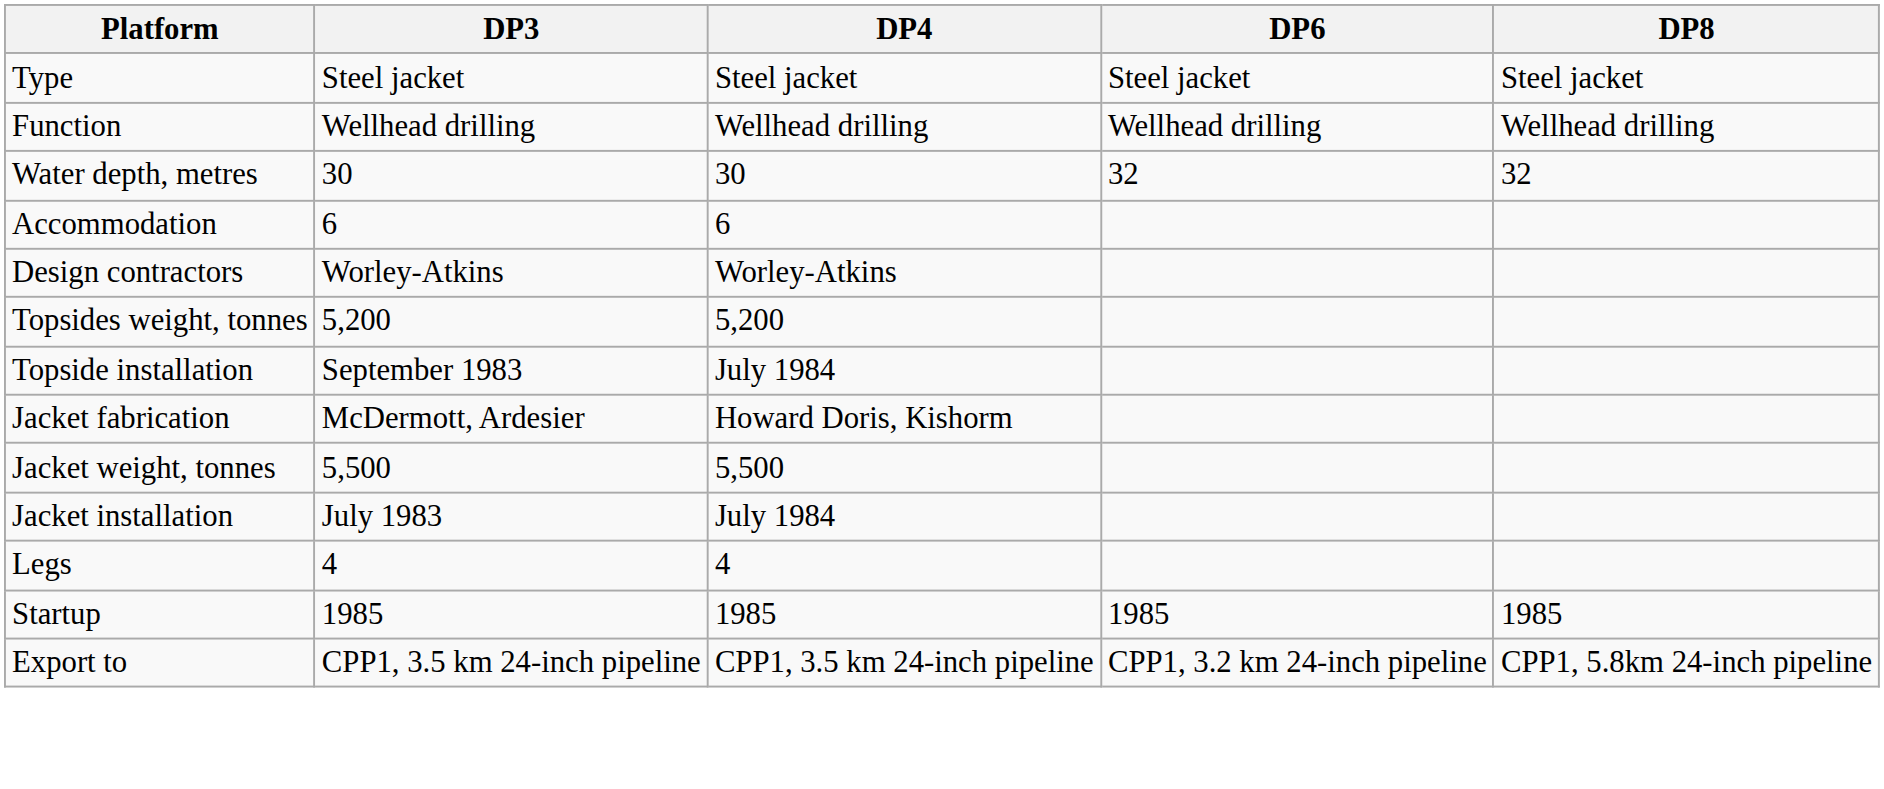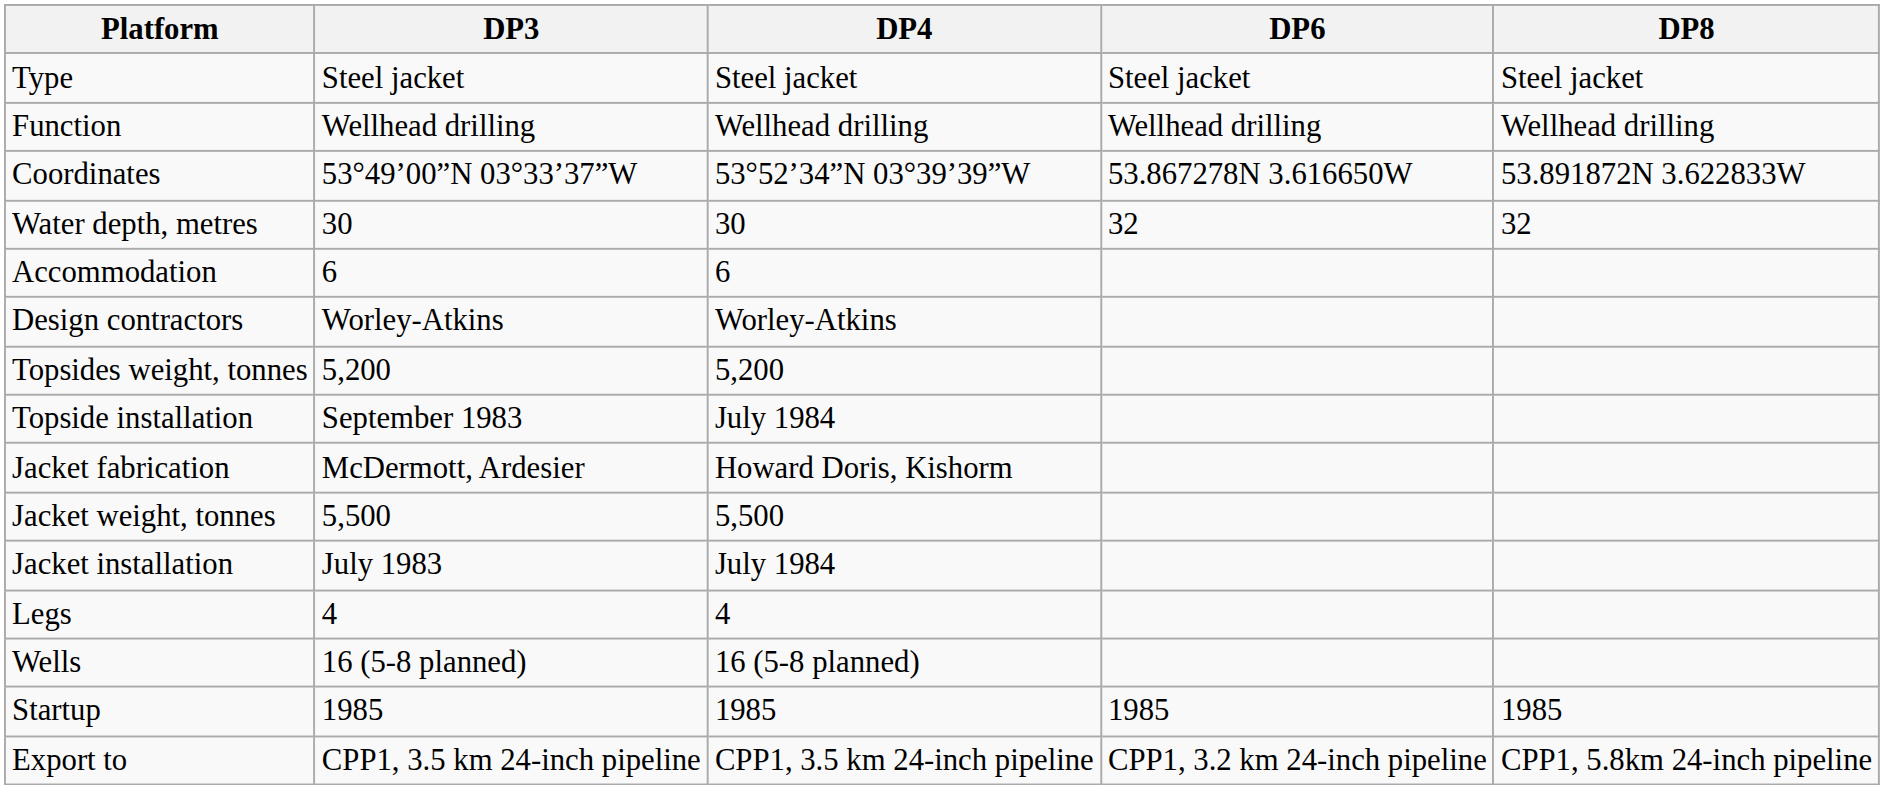+ row: (86, 175)
+ row: (47, 662)
